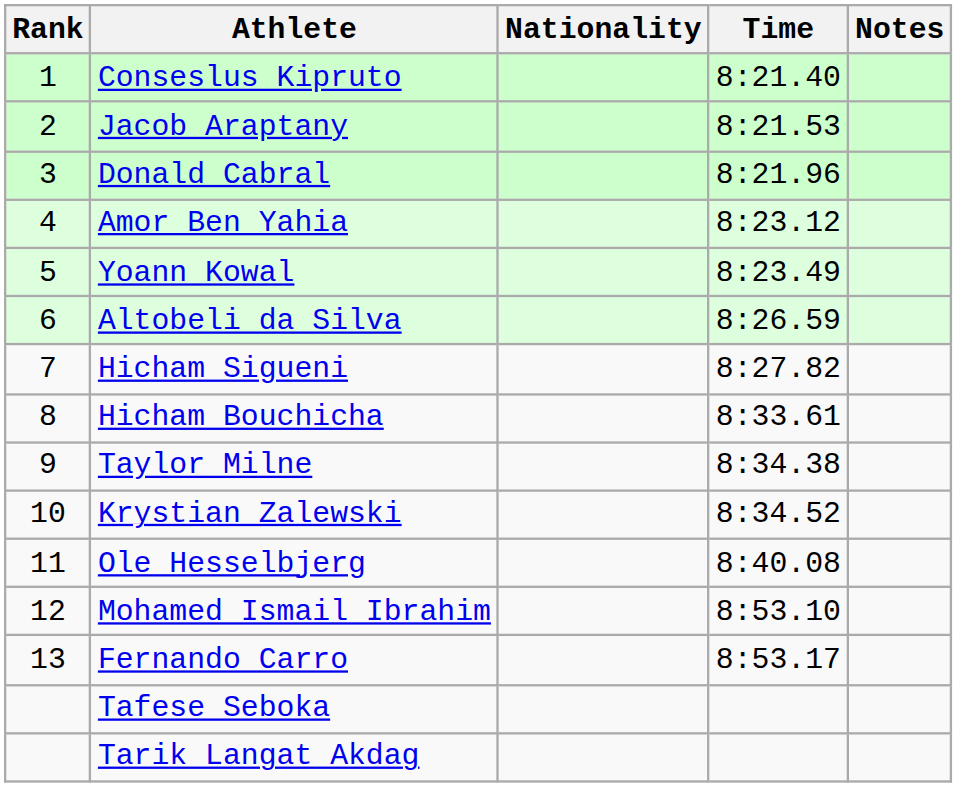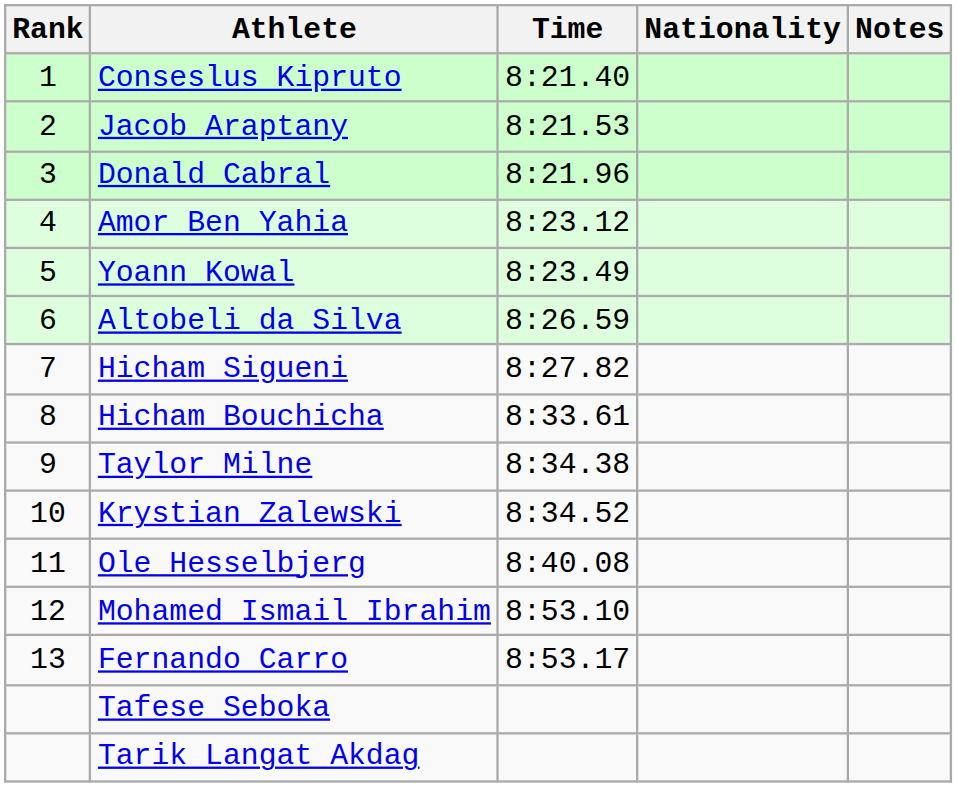columns swapped: (603, 29) <-> (778, 29)
